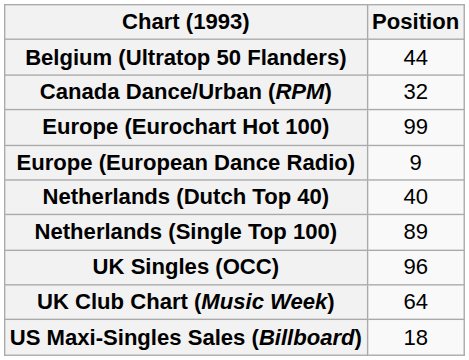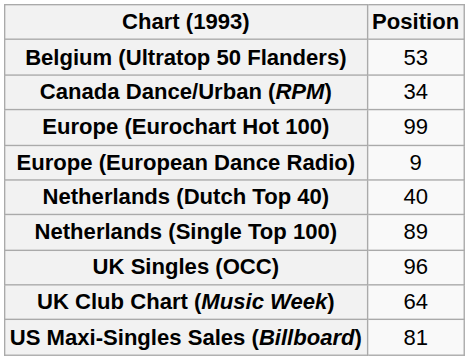(416, 57) 44 -> (416, 57) 53
(416, 92) 32 -> (416, 92) 34
(416, 337) 18 -> (416, 337) 81
